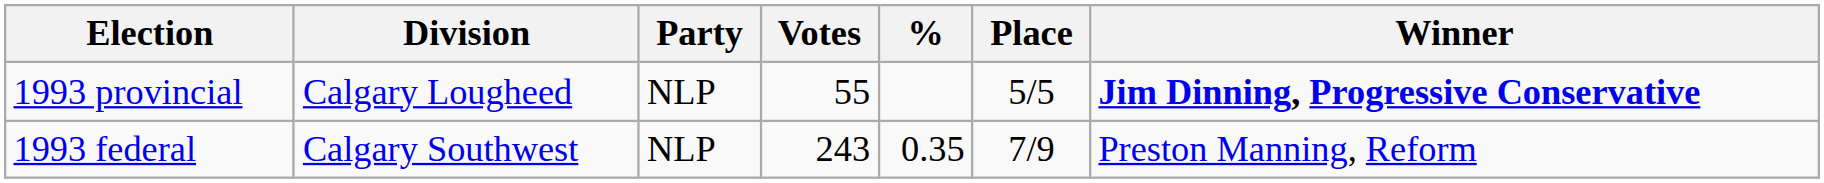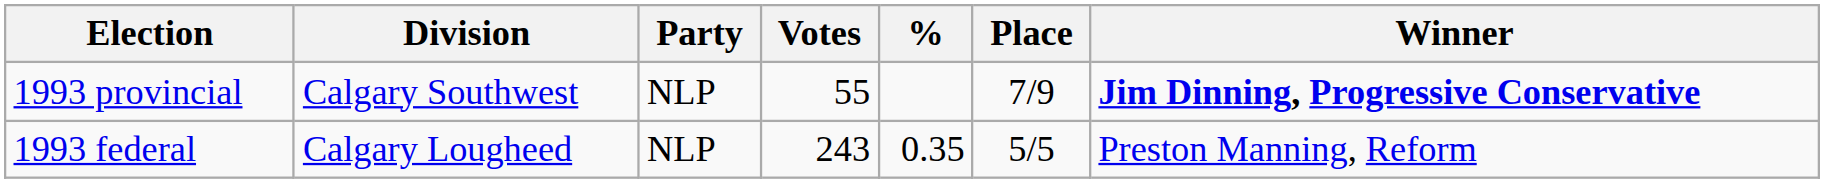(438, 90) Calgary Lougheed -> (441, 90) Calgary Southwest
(1032, 90) 5/5 -> (1032, 90) 7/9
(441, 148) Calgary Southwest -> (438, 148) Calgary Lougheed
(1032, 148) 7/9 -> (1032, 148) 5/5
